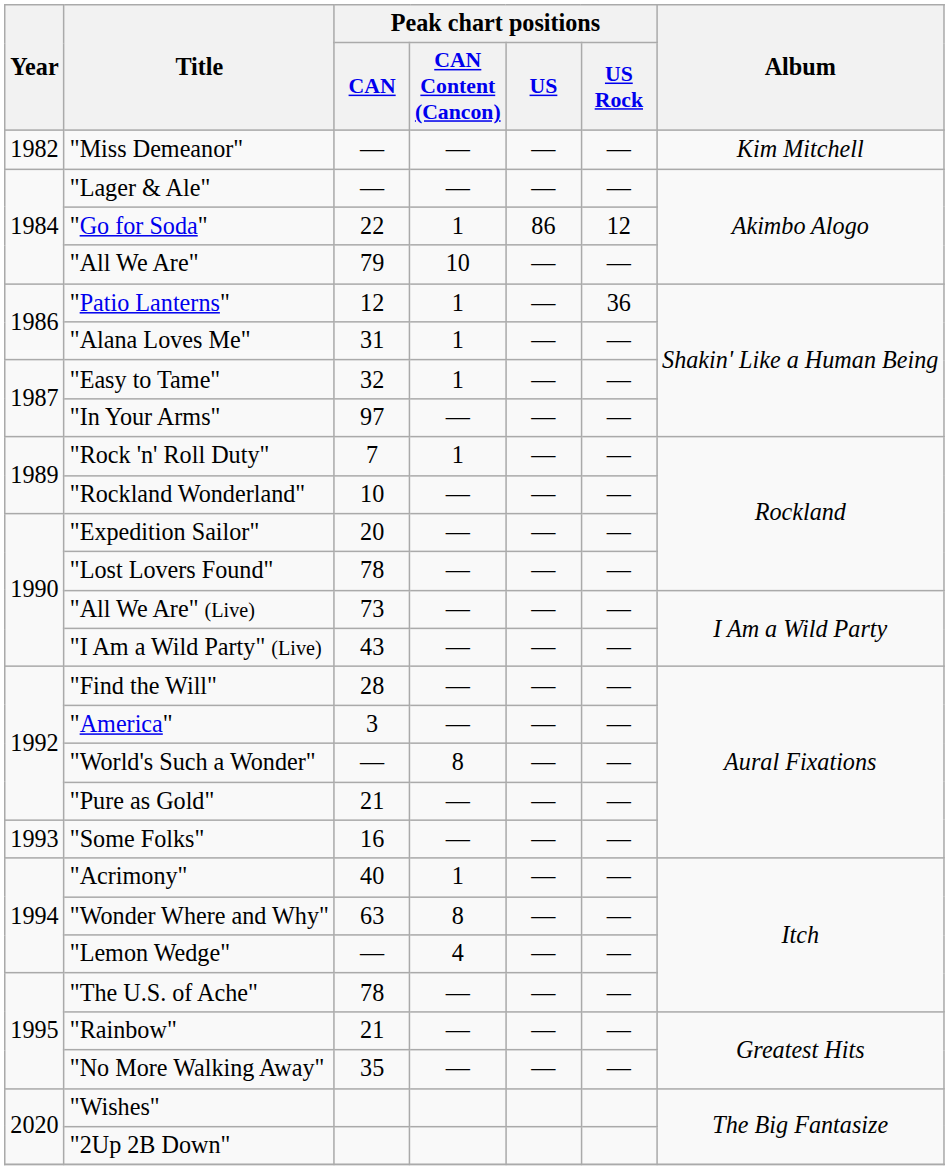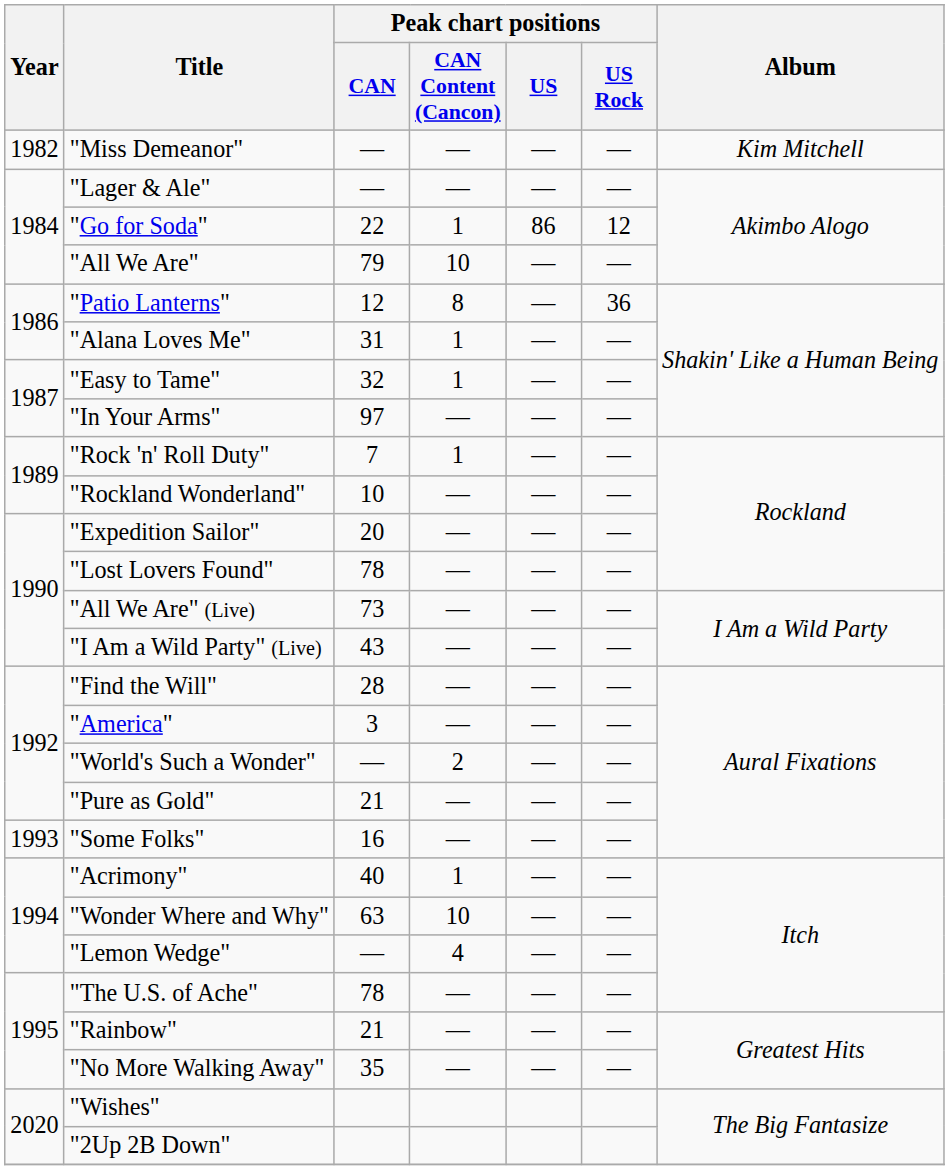(458, 302) 1 -> (458, 302) 8
(458, 762) 8 -> (458, 762) 2
(458, 915) 8 -> (458, 915) 10
